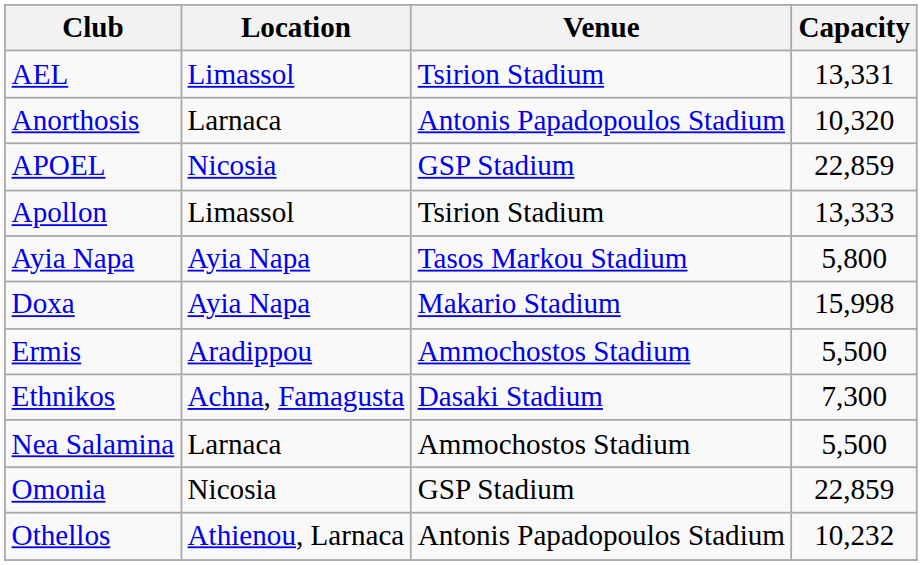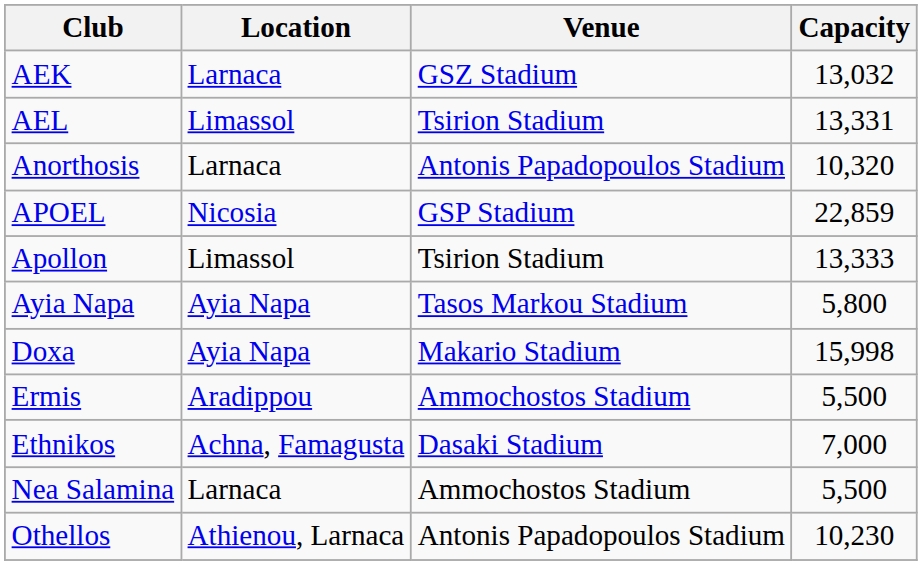+ row: (42, 73)
(854, 397) 7,300 -> (854, 443) 7,000
- row: (59, 489)
(854, 535) 10,232 -> (854, 535) 10,230
